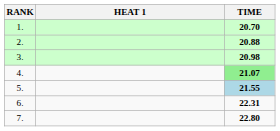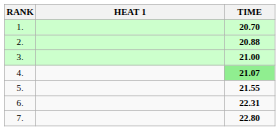(250, 58) 20.98 -> (250, 58) 21.00
(250, 88) lightblue background -> (250, 88) no background
